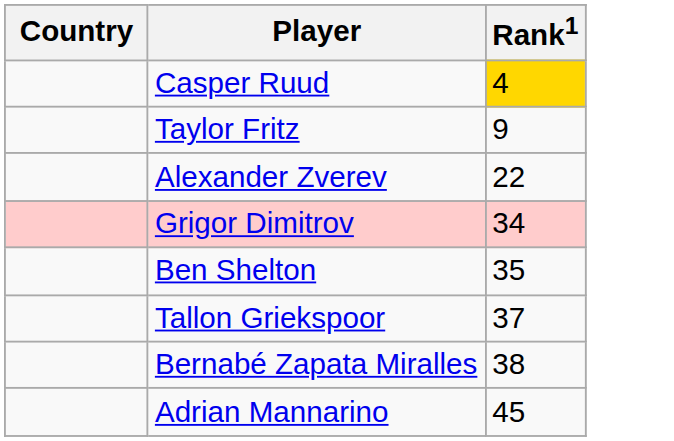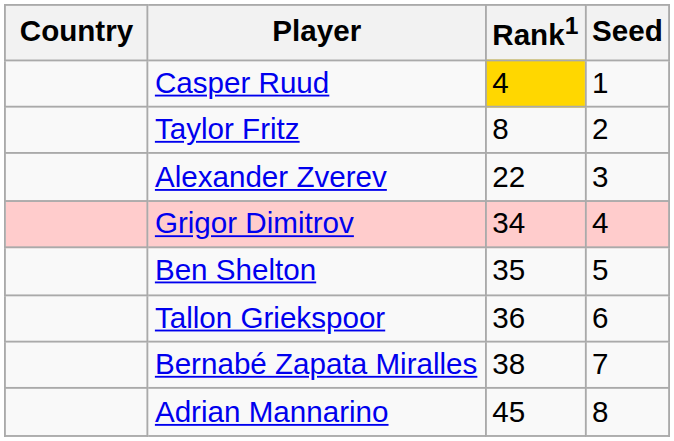+ column: (627, 31)
(501, 129) 9 -> (501, 129) 8
(509, 317) 37 -> (509, 317) 36
